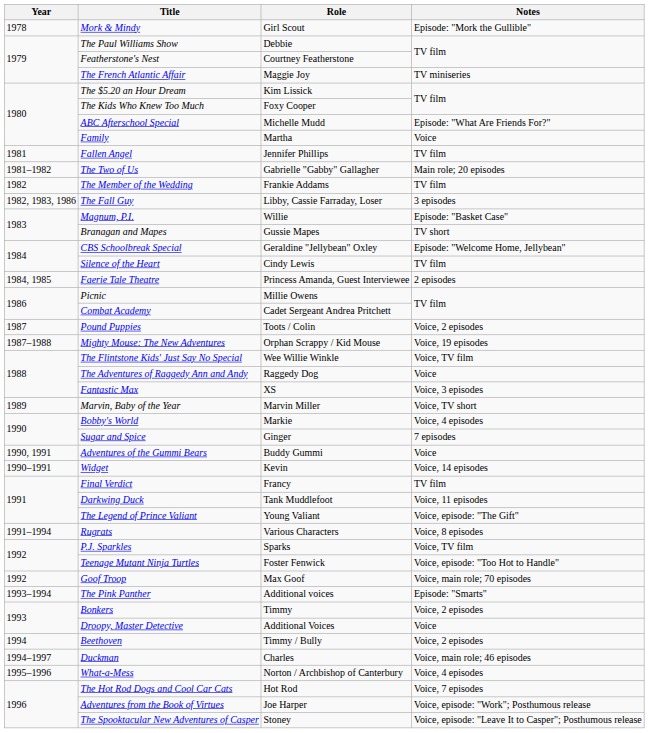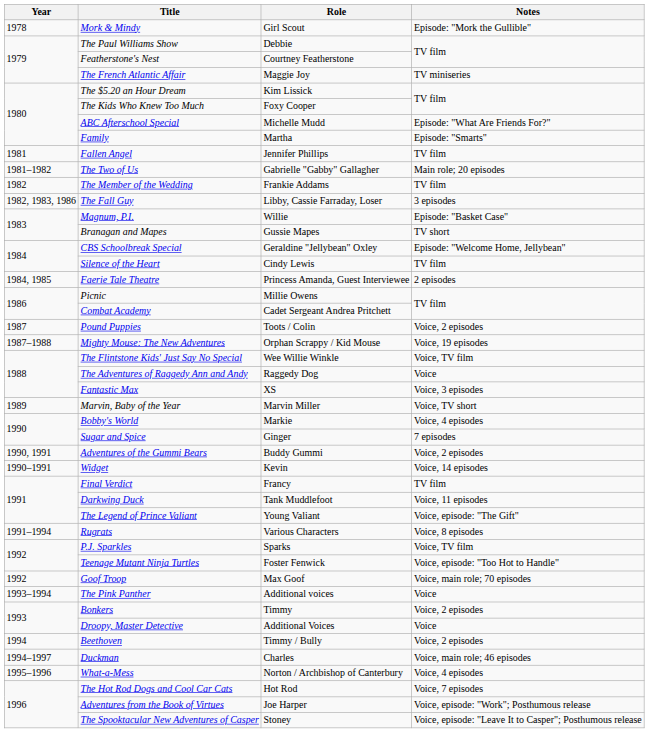(425, 138) Voice -> (450, 138) Episode: "Smarts"
(425, 452) Voice -> (449, 452) Voice, 2 episodes
(450, 594) Episode: "Smarts" -> (425, 594) Voice
